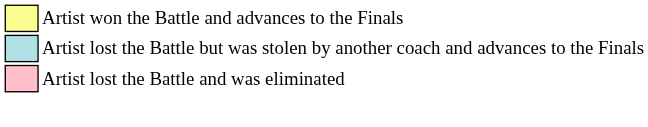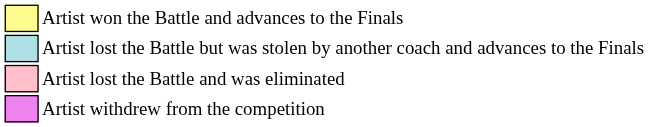+ row: (183, 108)
